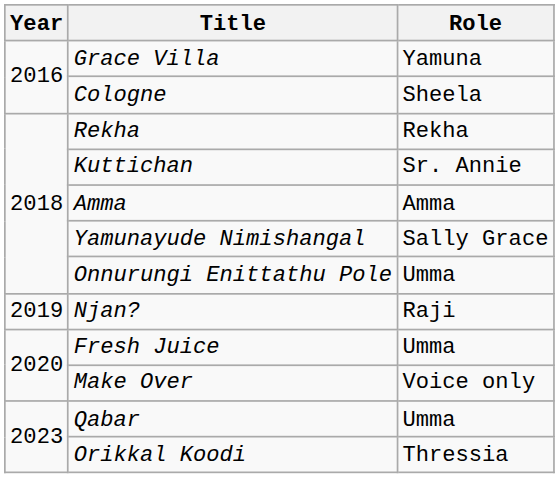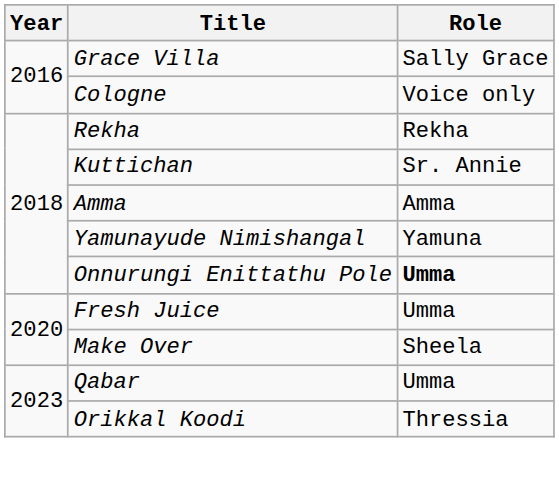(442, 59) Yamuna -> (475, 59) Sally Grace
(442, 95) Sheela -> (469, 95) Voice only
(475, 239) Sally Grace -> (442, 239) Yamuna
(429, 275) normal -> (429, 275) bold
- row: (107, 311)
(469, 383) Voice only -> (442, 347) Sheela
